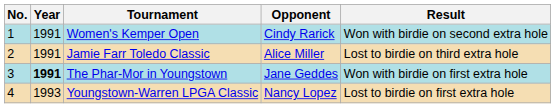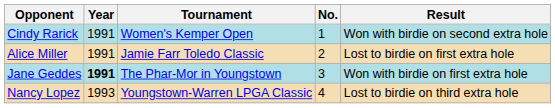columns swapped: (17, 14) <-> (301, 14)
(431, 54) Lost to birdie on third extra hole -> (429, 54) Lost to birdie on first extra hole
(429, 93) Lost to birdie on first extra hole -> (431, 93) Lost to birdie on third extra hole
